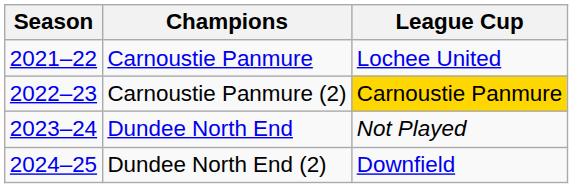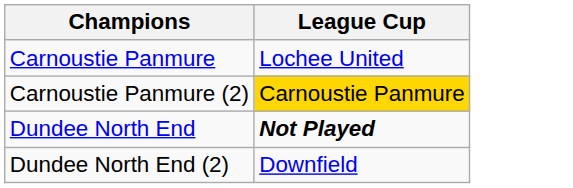- column: (53, 22)
(412, 128) normal -> (317, 128) bold
